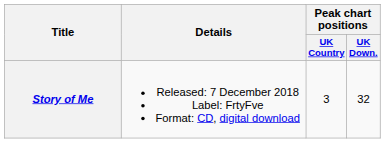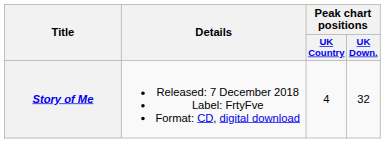(326, 99) 3 -> (326, 99) 4
